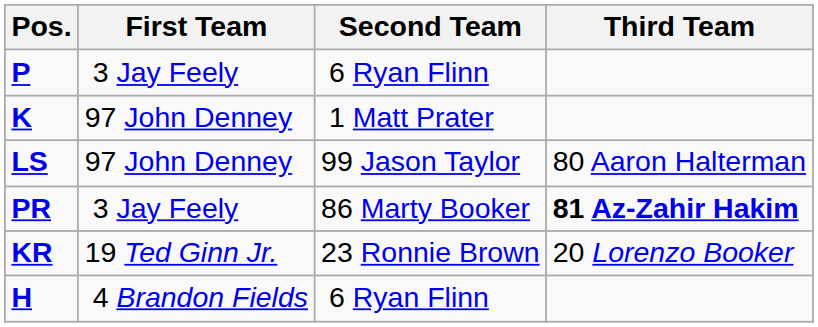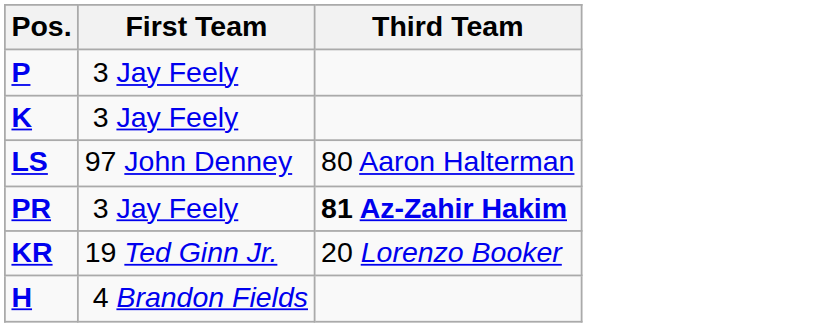- column: (430, 27)
(188, 117) 97 John Denney -> (162, 117) 3 Jay Feely
